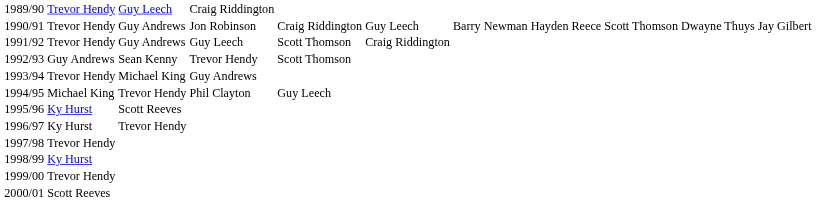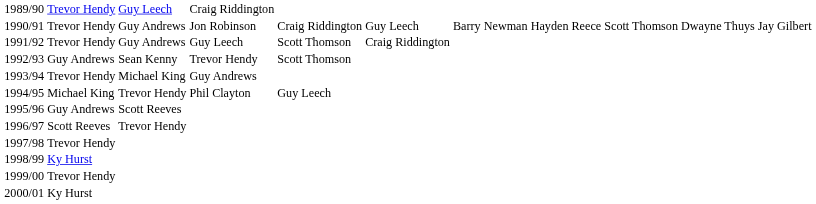(70, 109) Ky Hurst -> (81, 109) Guy Andrews
(70, 126) Ky Hurst -> (79, 126) Scott Reeves
(79, 193) Scott Reeves -> (70, 193) Ky Hurst
